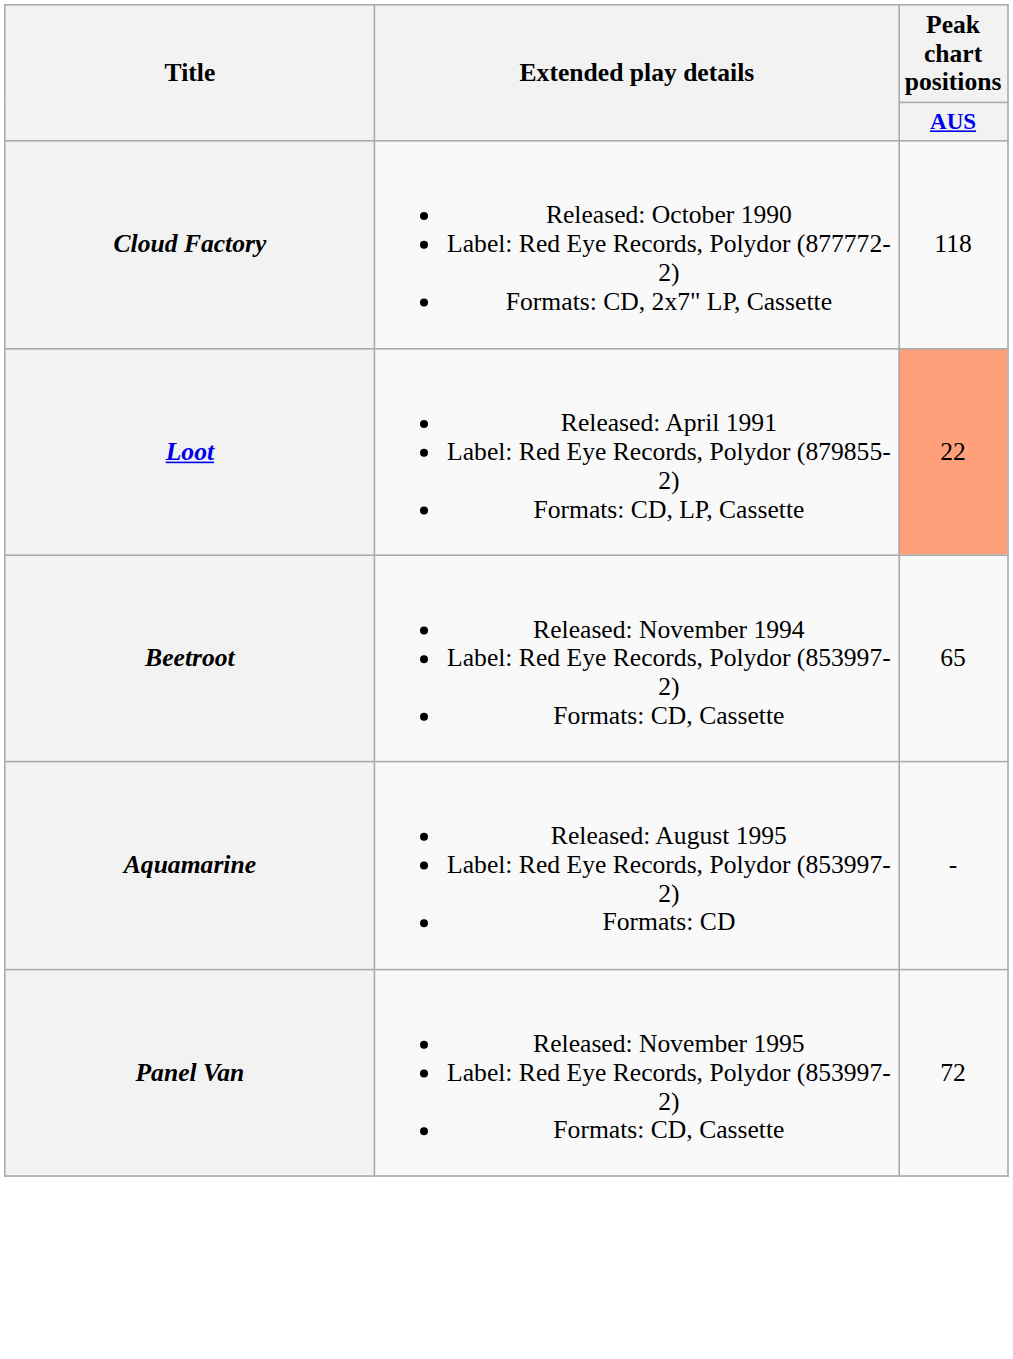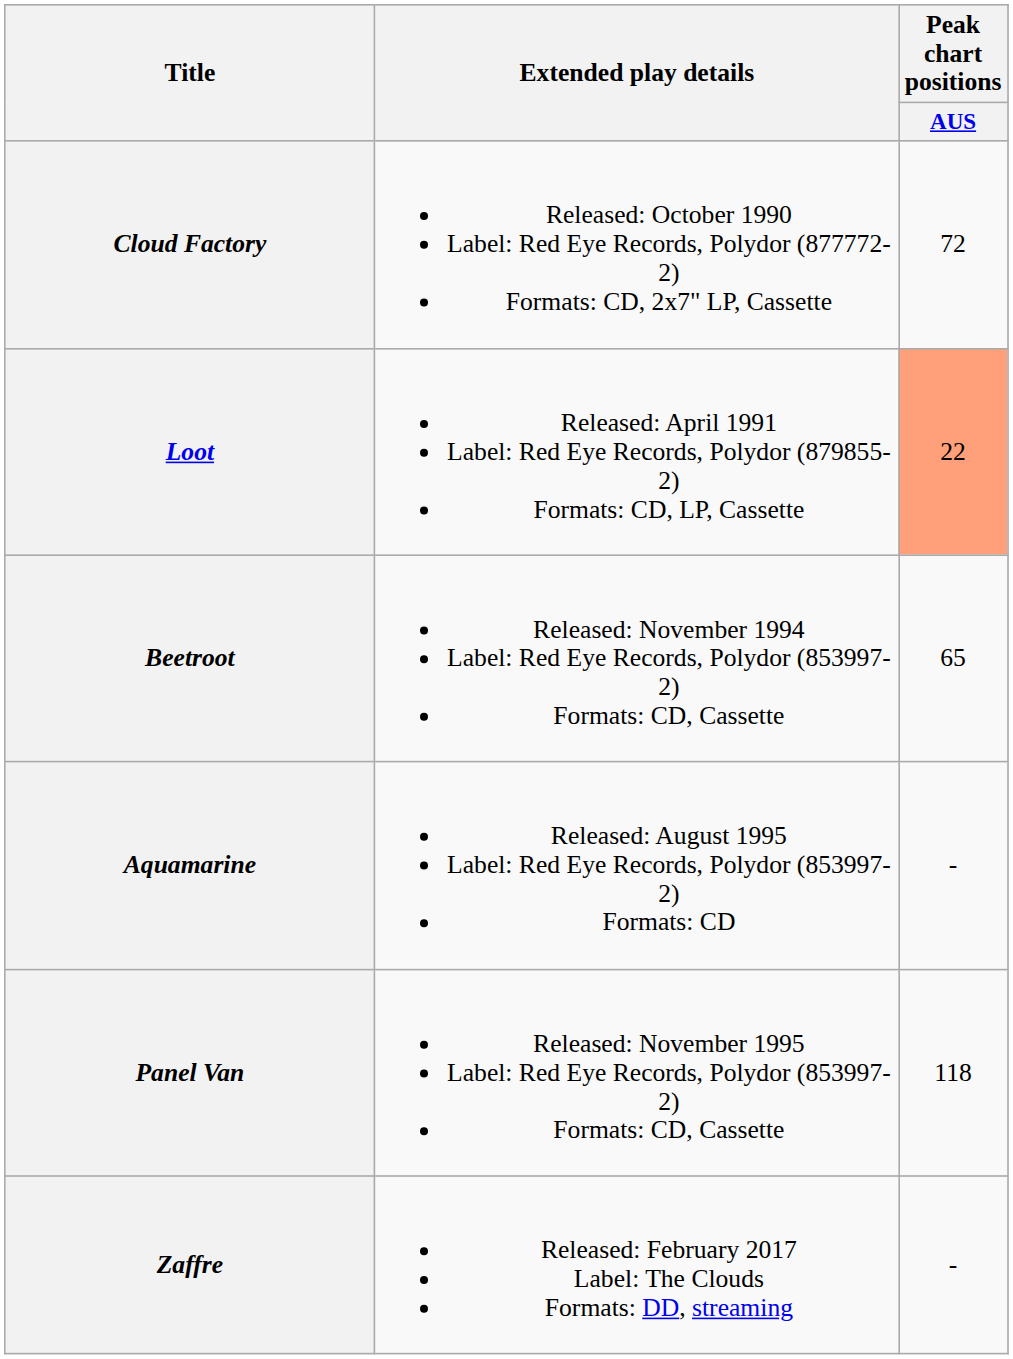(953, 244) 118 -> (953, 244) 72
(953, 1072) 72 -> (953, 1072) 118
+ row: (190, 1264)
